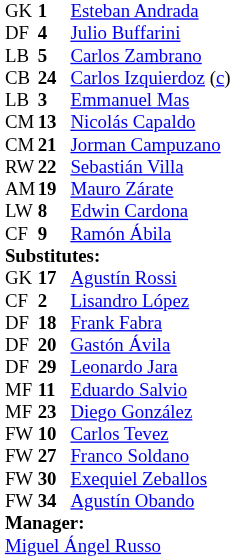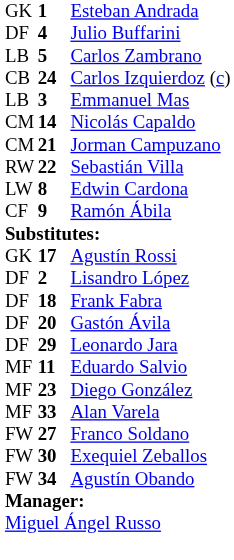(47, 122) 13 -> (47, 122) 14
- row: (122, 189)
(16, 300) CF -> (17, 278) DF
+ row: (115, 411)
- row: (120, 434)
